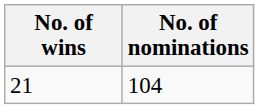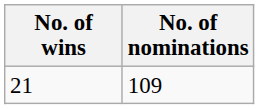(145, 84) 104 -> (145, 84) 109
